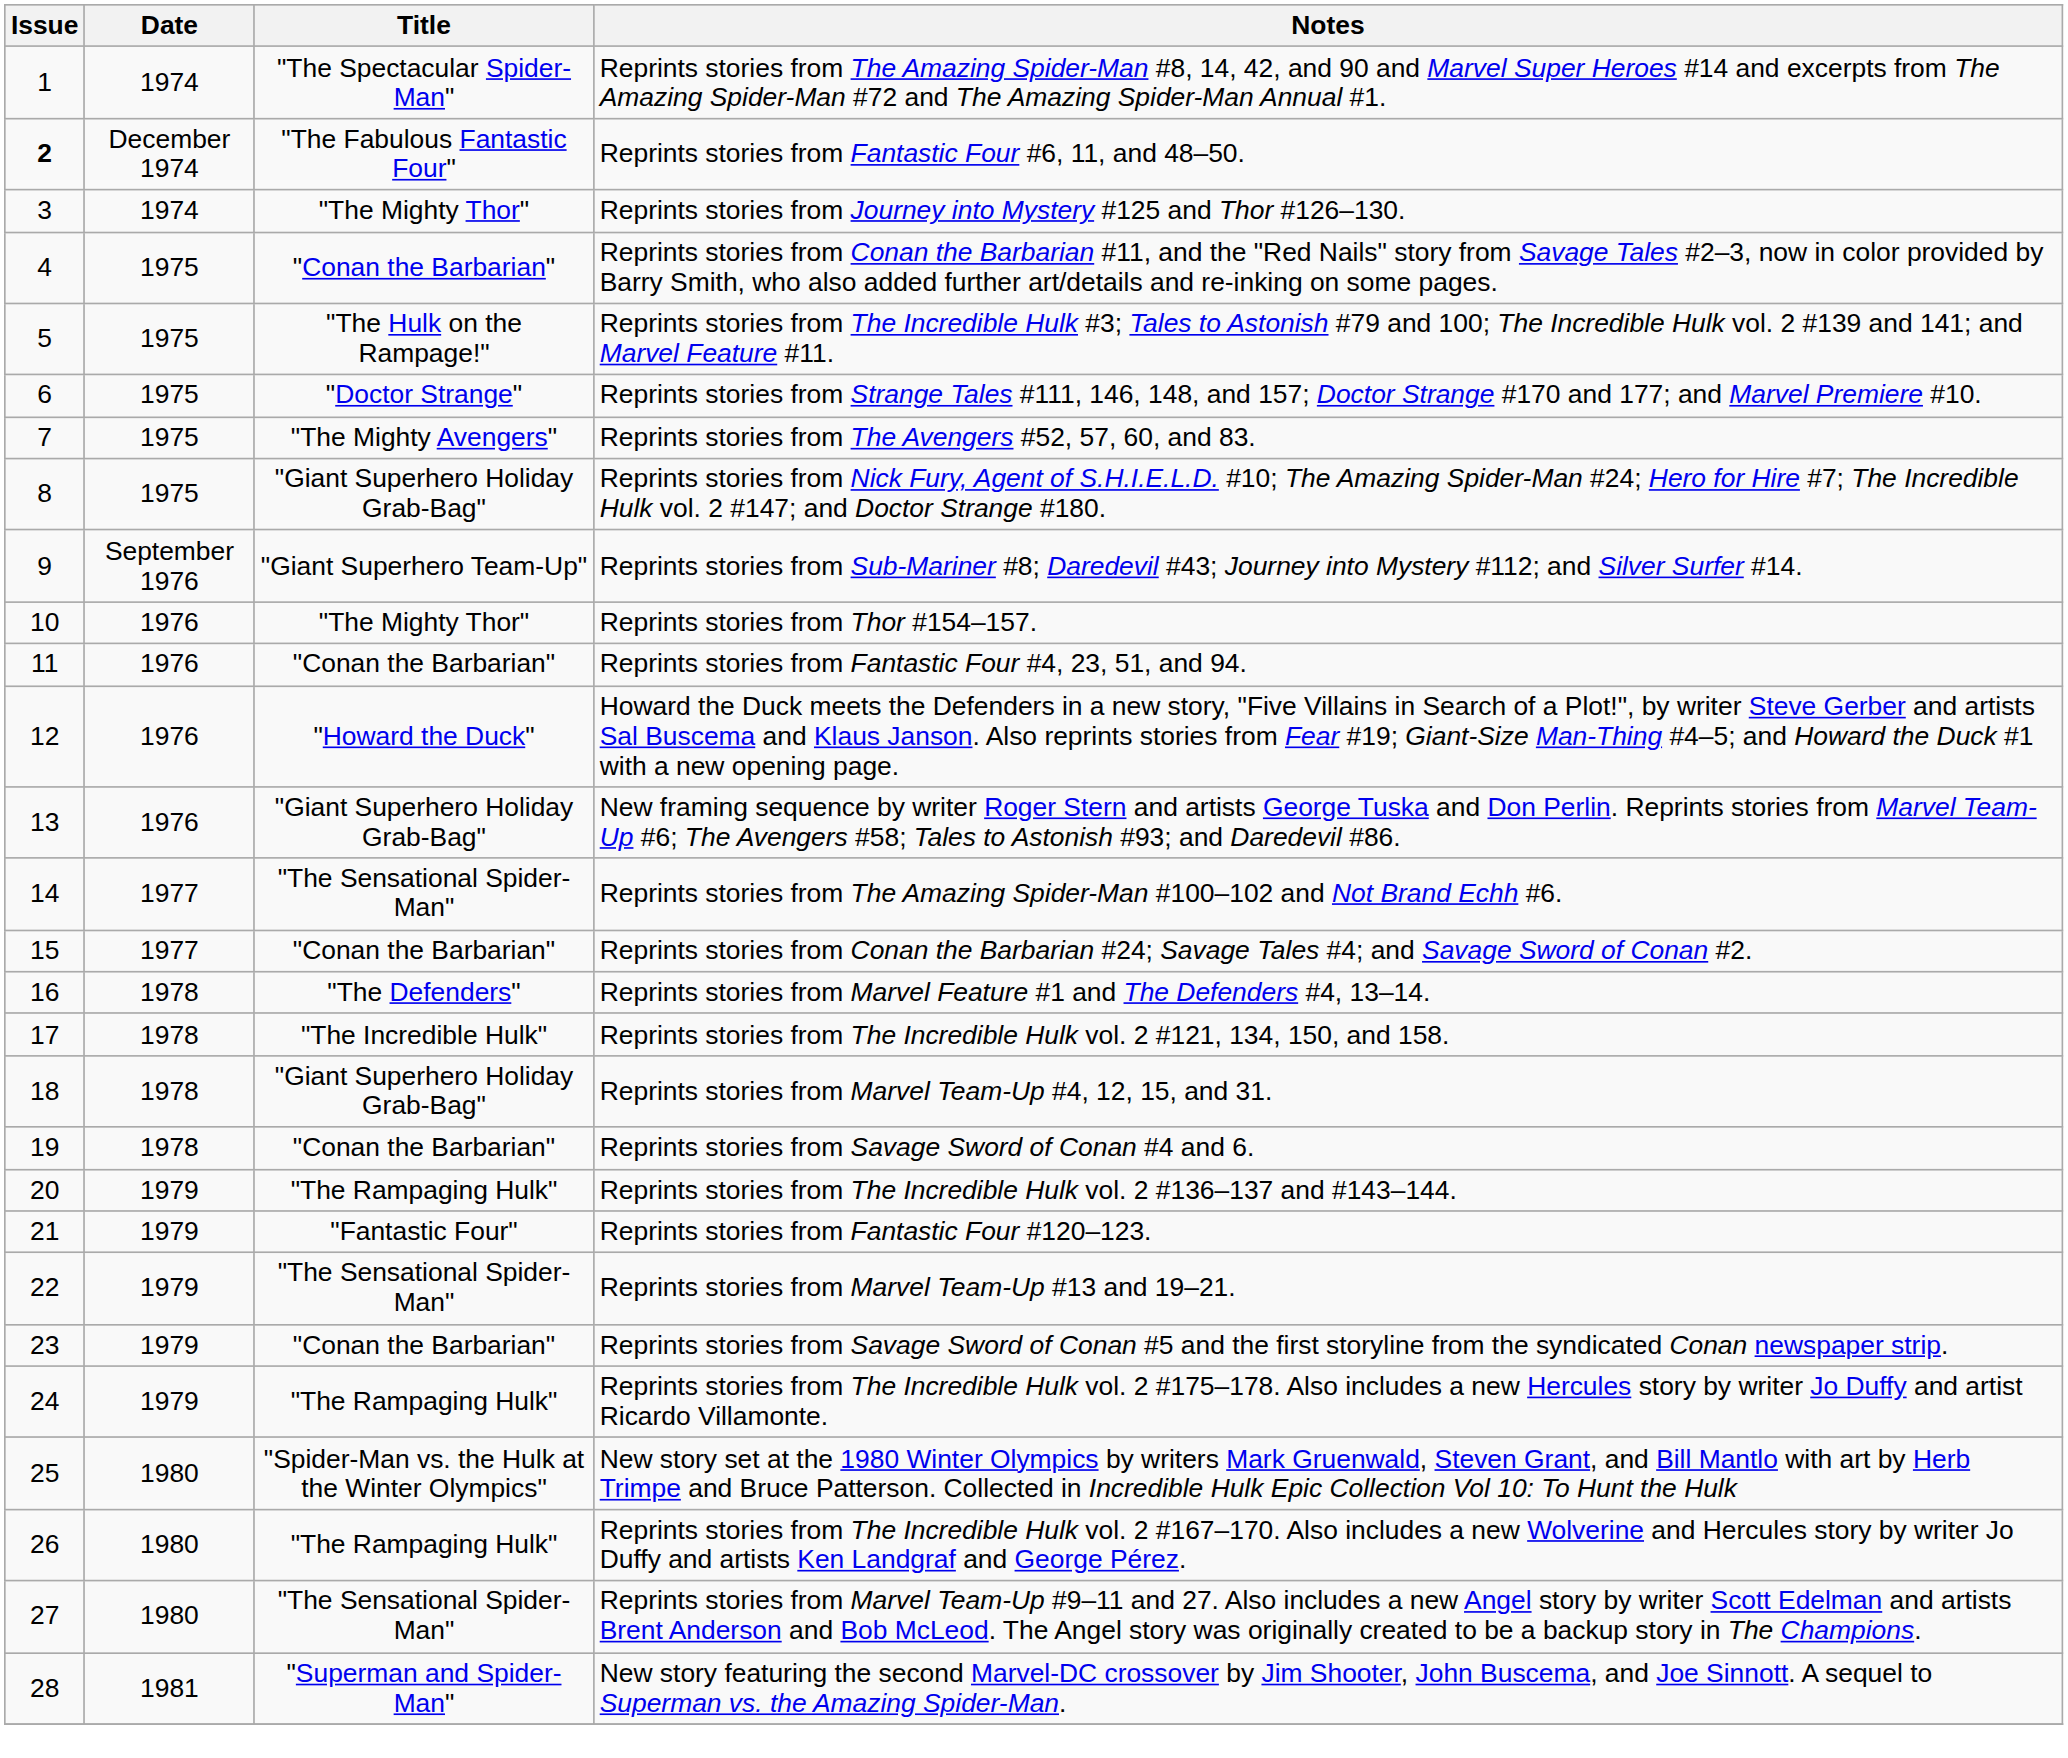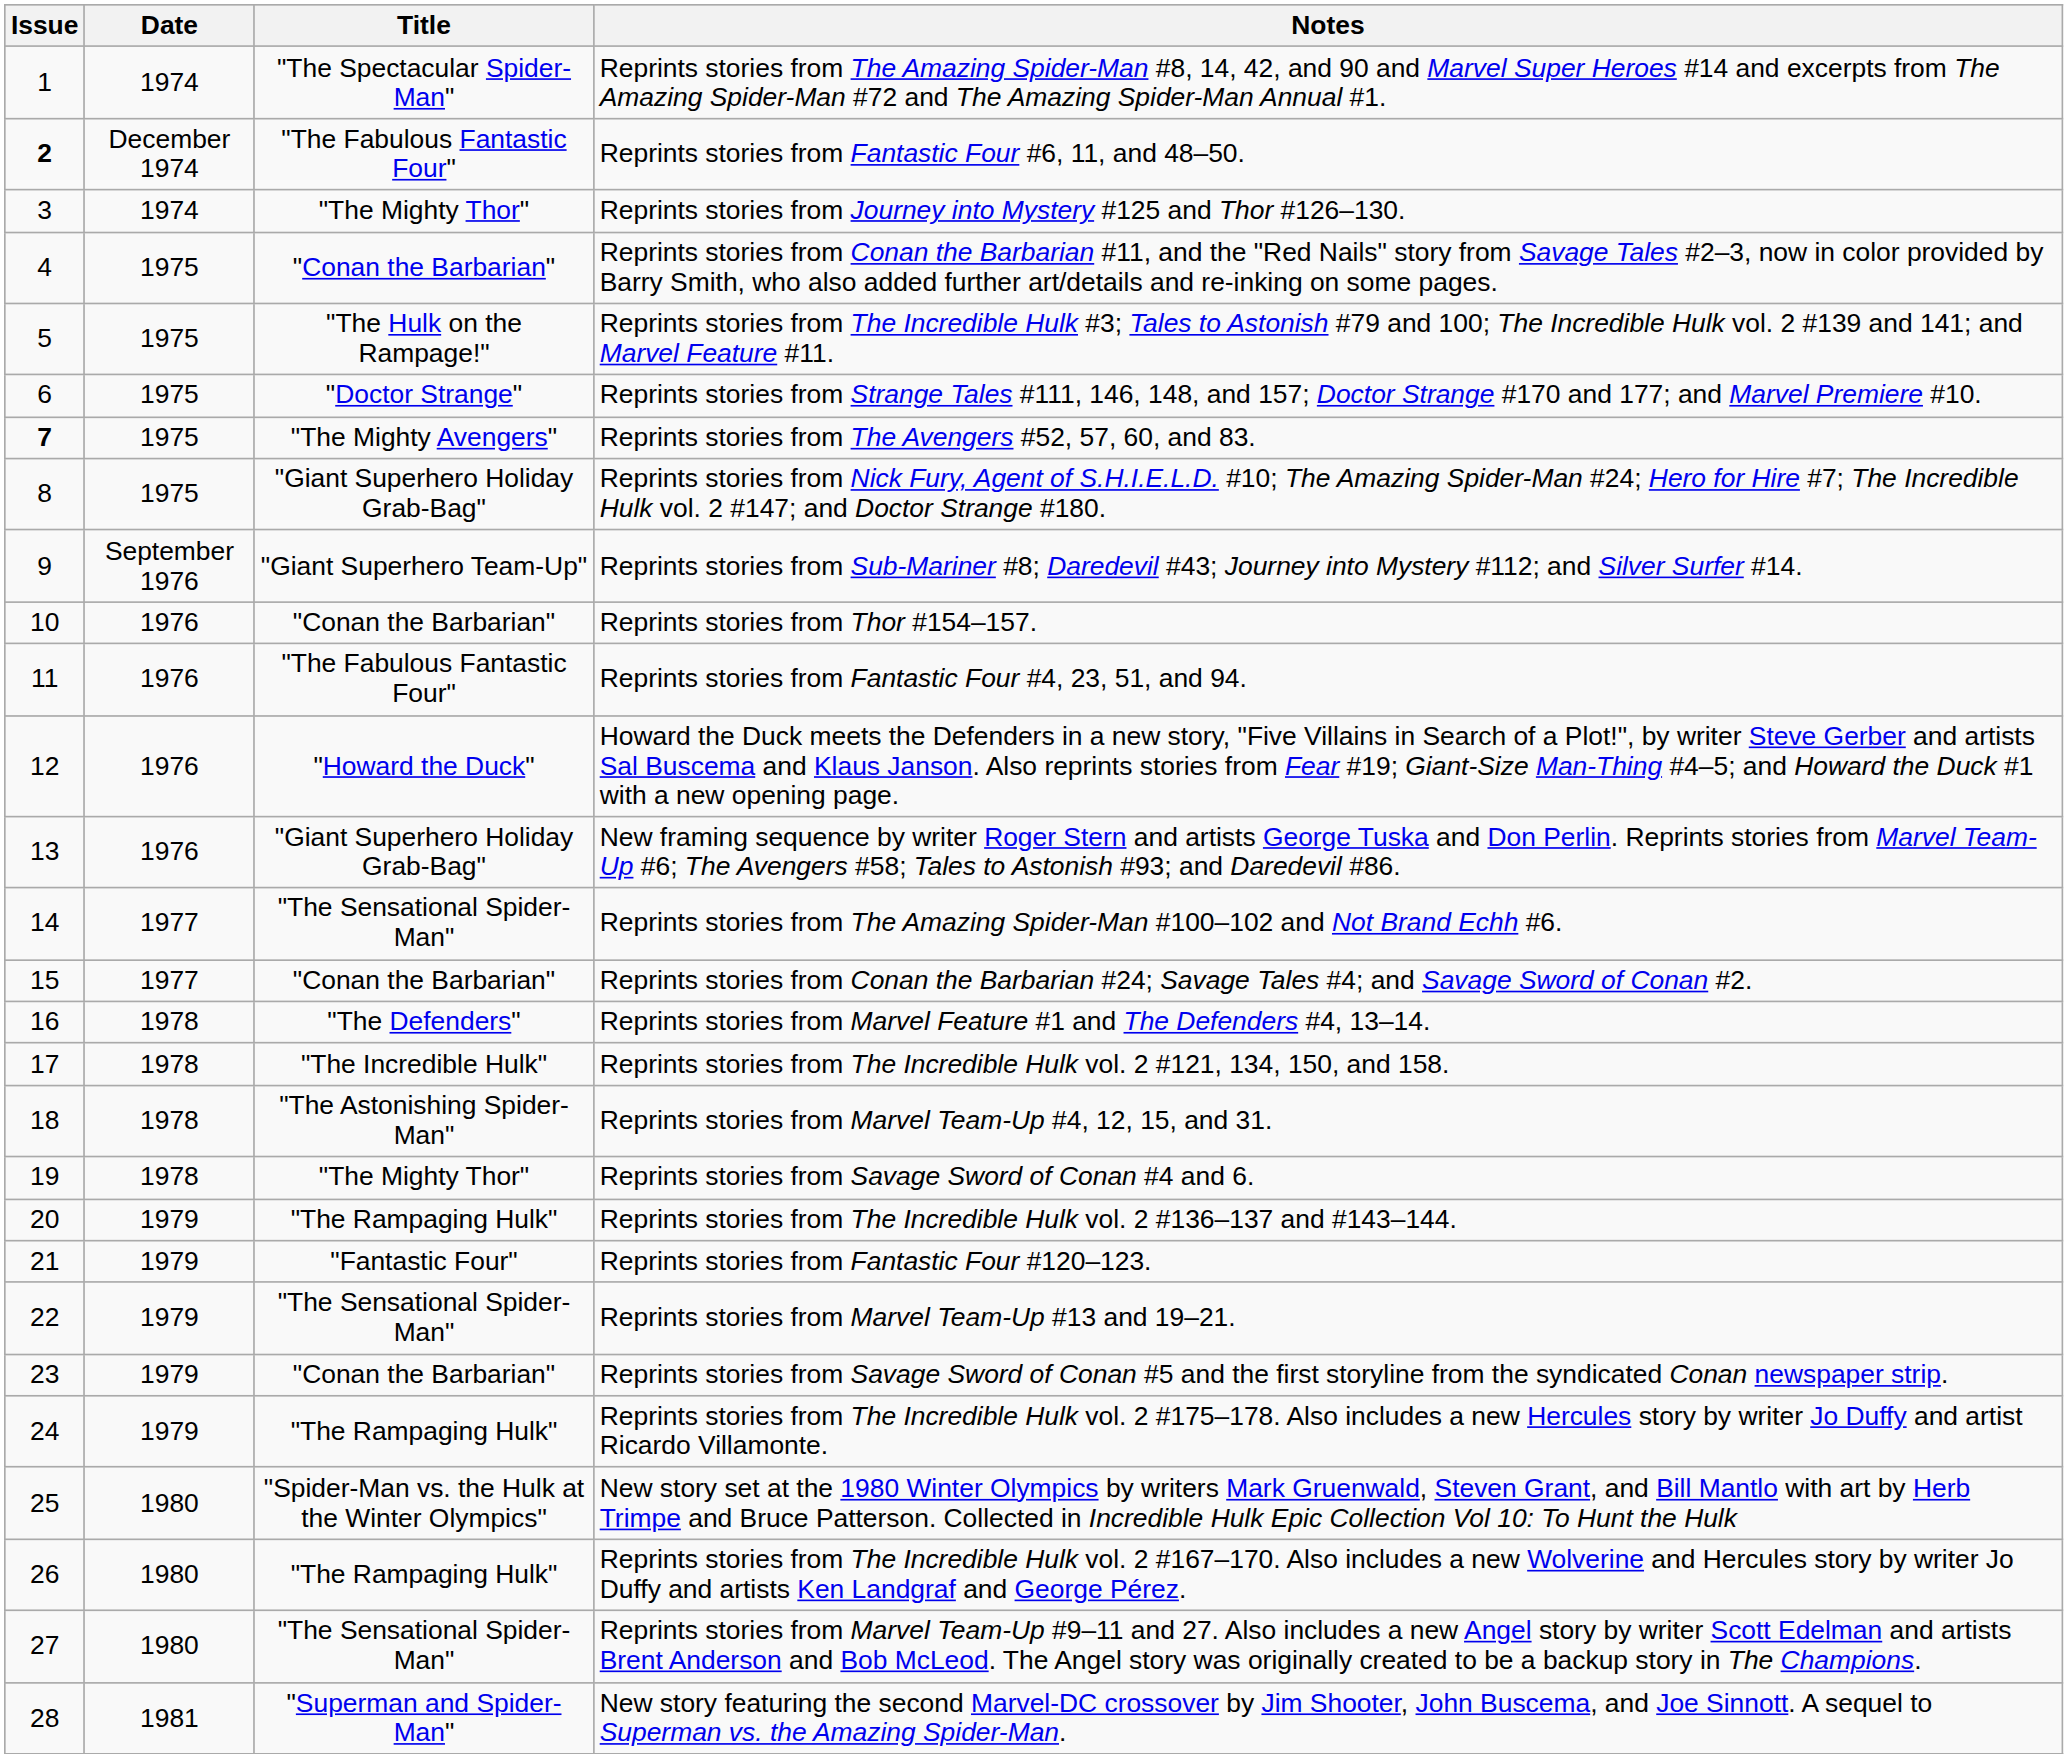(45, 437) normal -> (45, 437) bold
(424, 622) "The Mighty Thor" -> (424, 622) "Conan the Barbarian"
(424, 664) "Conan the Barbarian" -> (424, 679) "The Fabulous Fantastic Four"
(424, 1090) "Giant Superhero Holiday Grab-Bag" -> (424, 1120) "The Astonishing Spider-Man"
(424, 1147) "Conan the Barbarian" -> (424, 1177) "The Mighty Thor"
